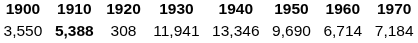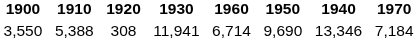columns swapped: (232, 9) <-> (339, 9)
(70, 30) bold -> (70, 30) normal
